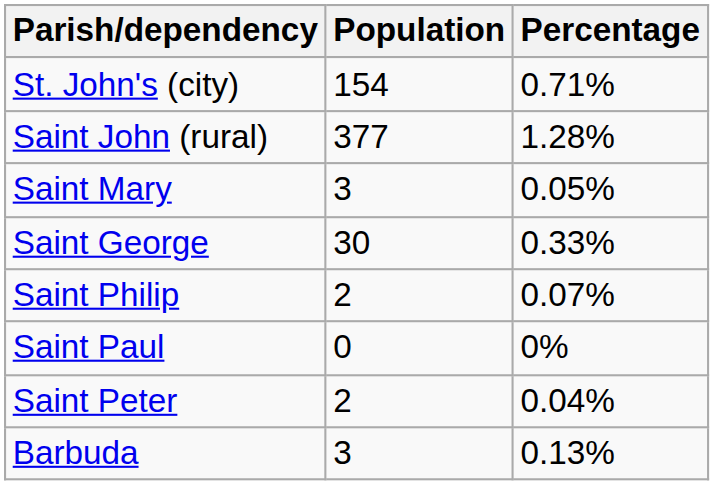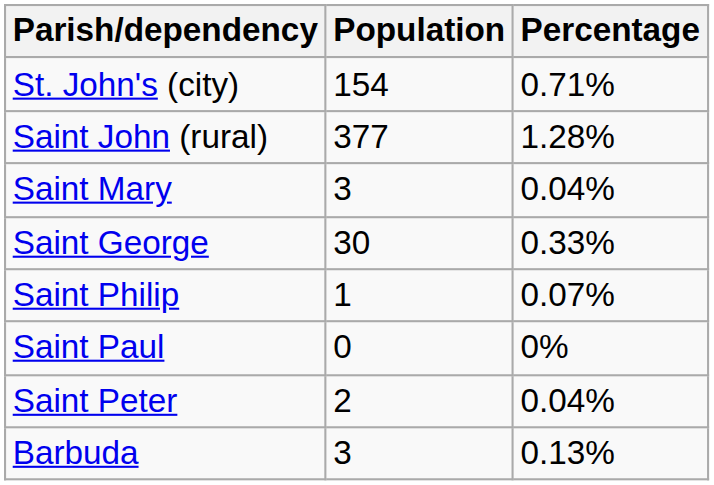(568, 189) 0.05% -> (568, 189) 0.04%
(342, 294) 2 -> (342, 294) 1
